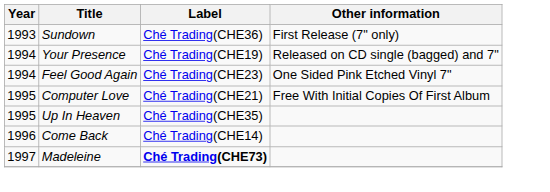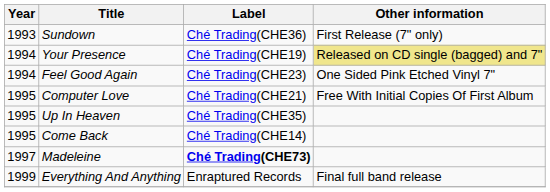(386, 55) no background -> (429, 55) khaki background
(22, 136) 1996 -> (22, 136) 1995
+ row: (111, 177)
